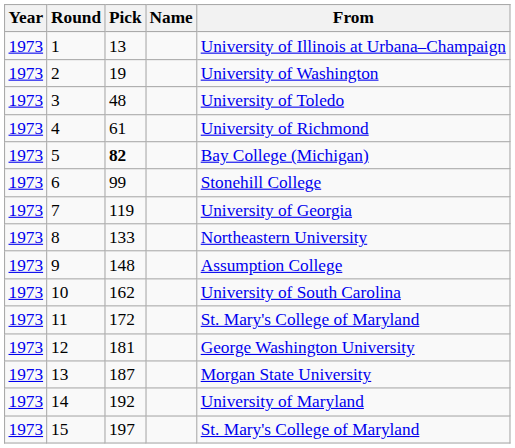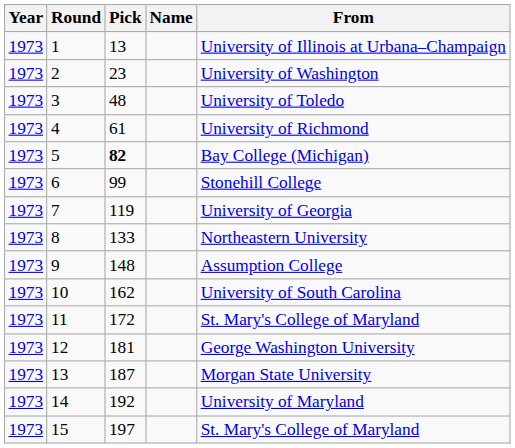(118, 73) 19 -> (118, 73) 23
